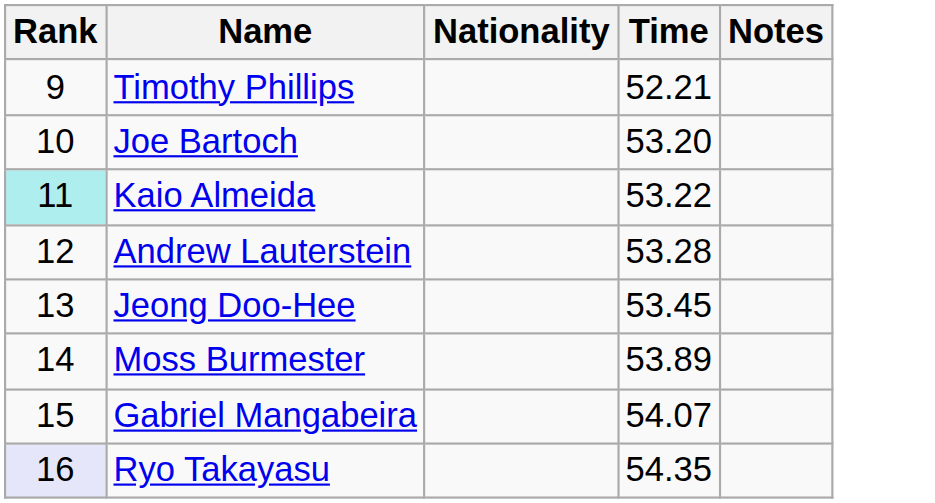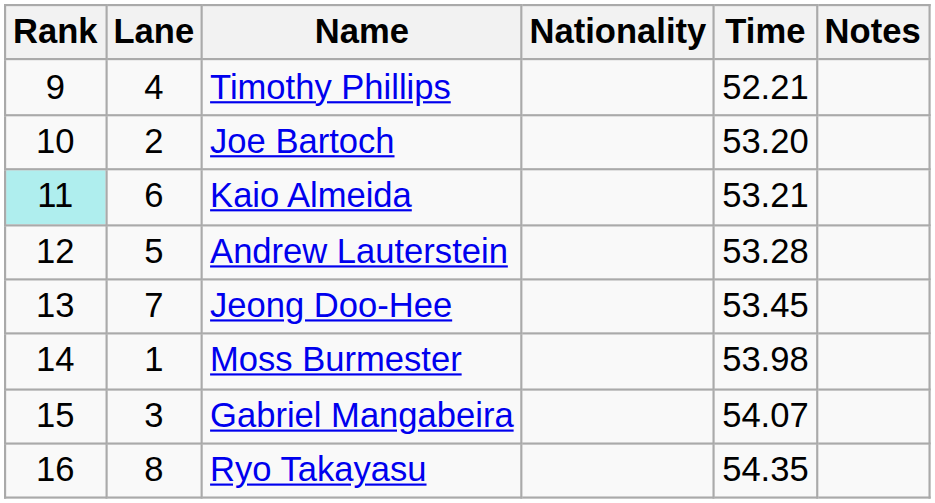+ column: (154, 31)
(669, 196) 53.22 -> (765, 196) 53.21
(669, 360) 53.89 -> (765, 360) 53.98
(55, 470) lavender background -> (55, 470) no background
